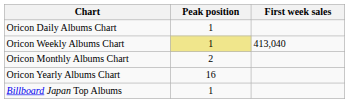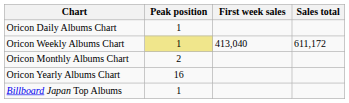+ column: (318, 12)
